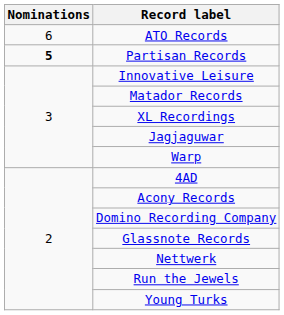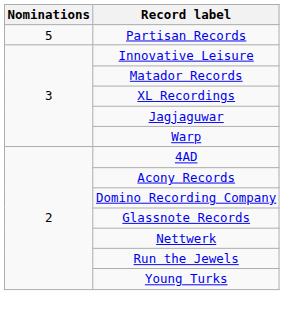- row: (186, 35)
(49, 55) bold -> (49, 35) normal
